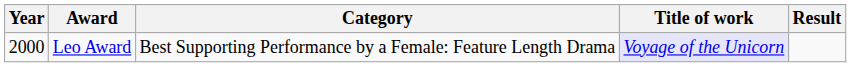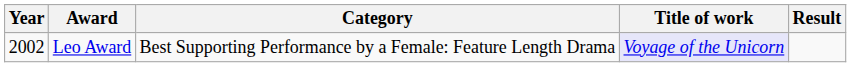(27, 47) 2000 -> (27, 47) 2002
